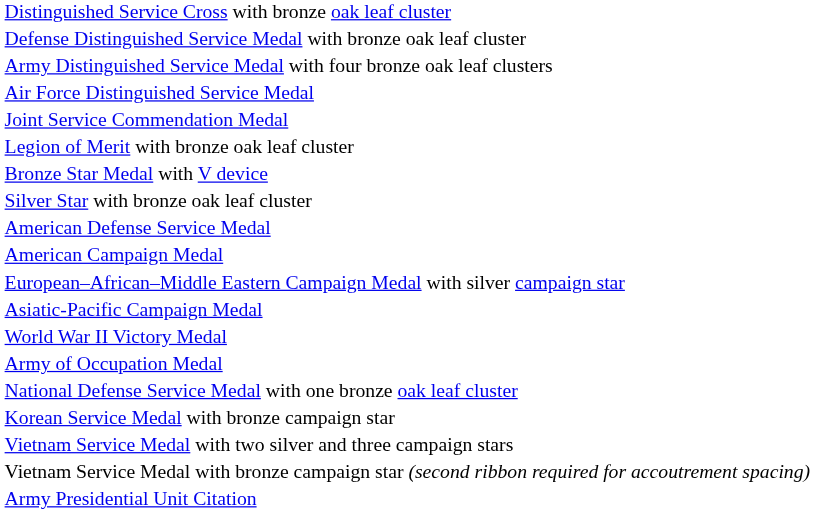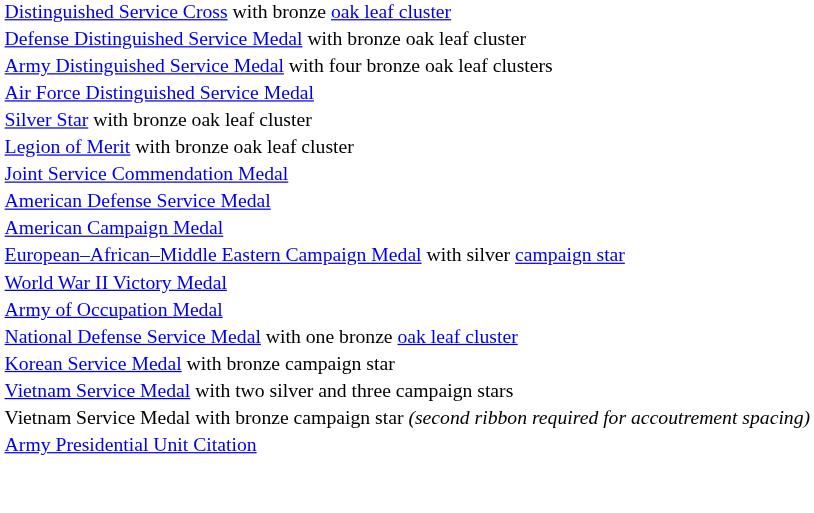rows swapped: (158, 201) <-> (146, 119)
- row: (136, 174)
- row: (134, 309)
